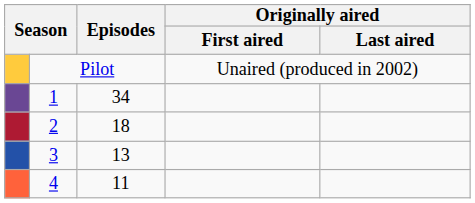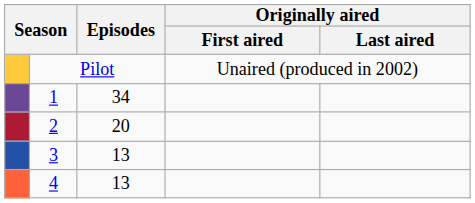(121, 126) 18 -> (121, 126) 20
(121, 183) 11 -> (121, 183) 13
